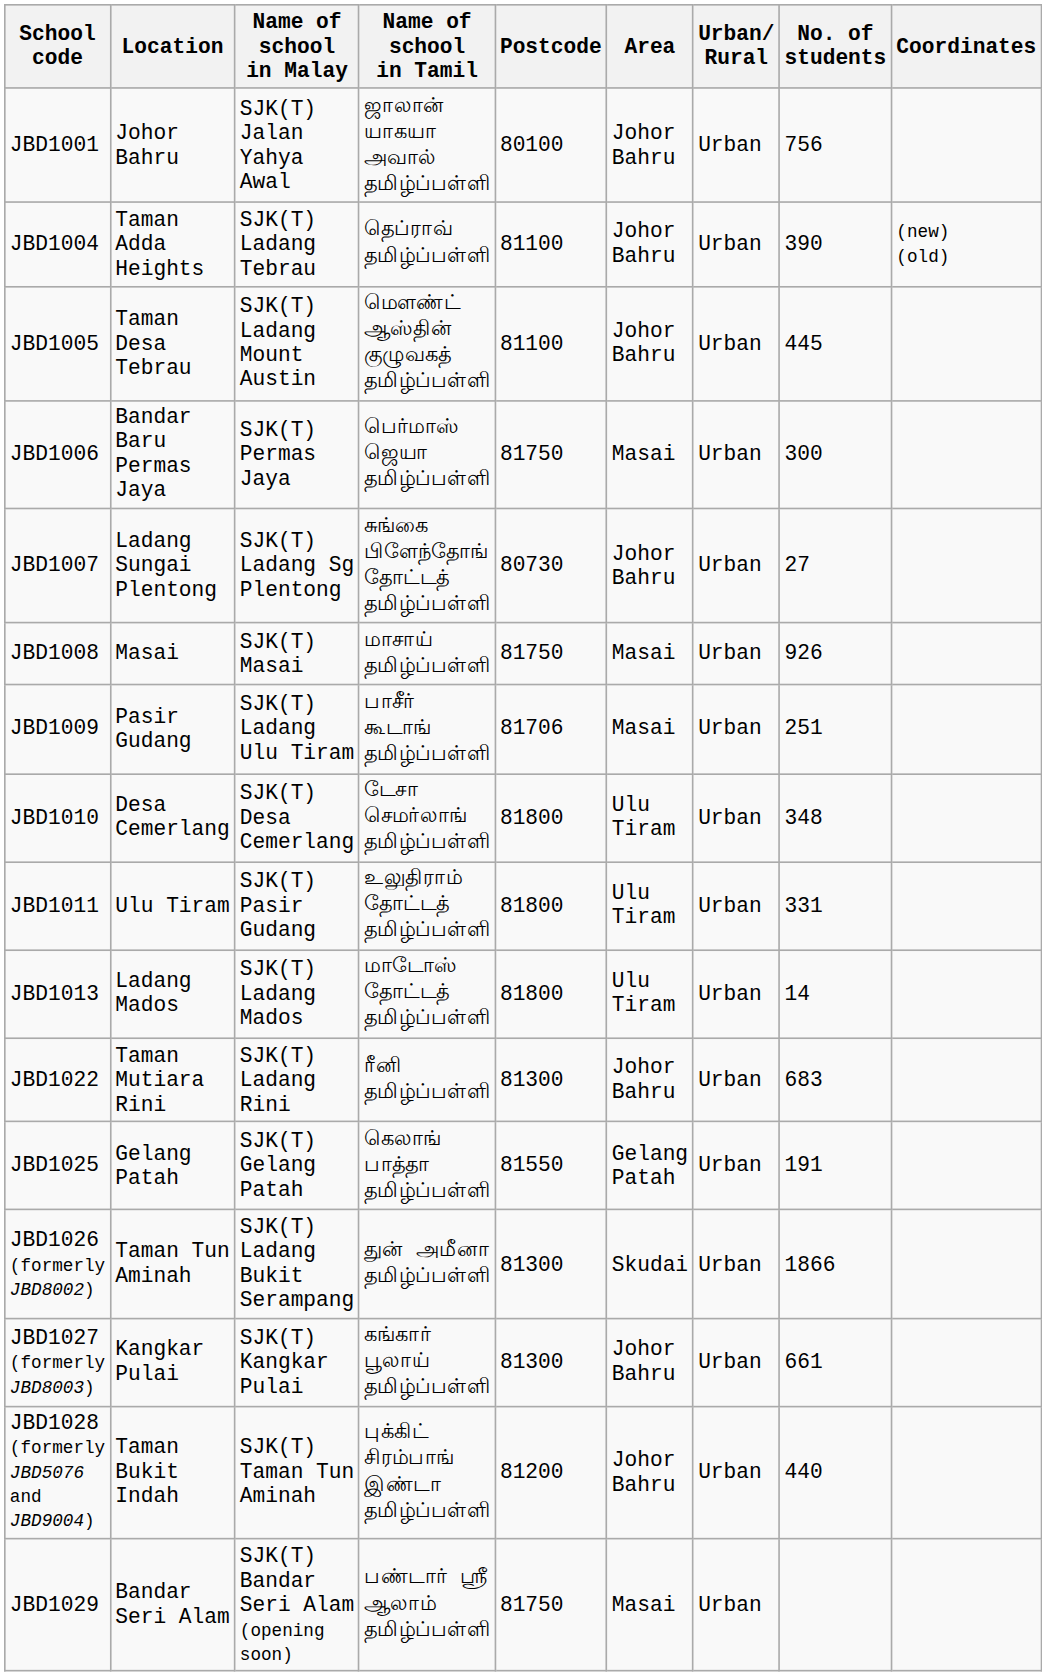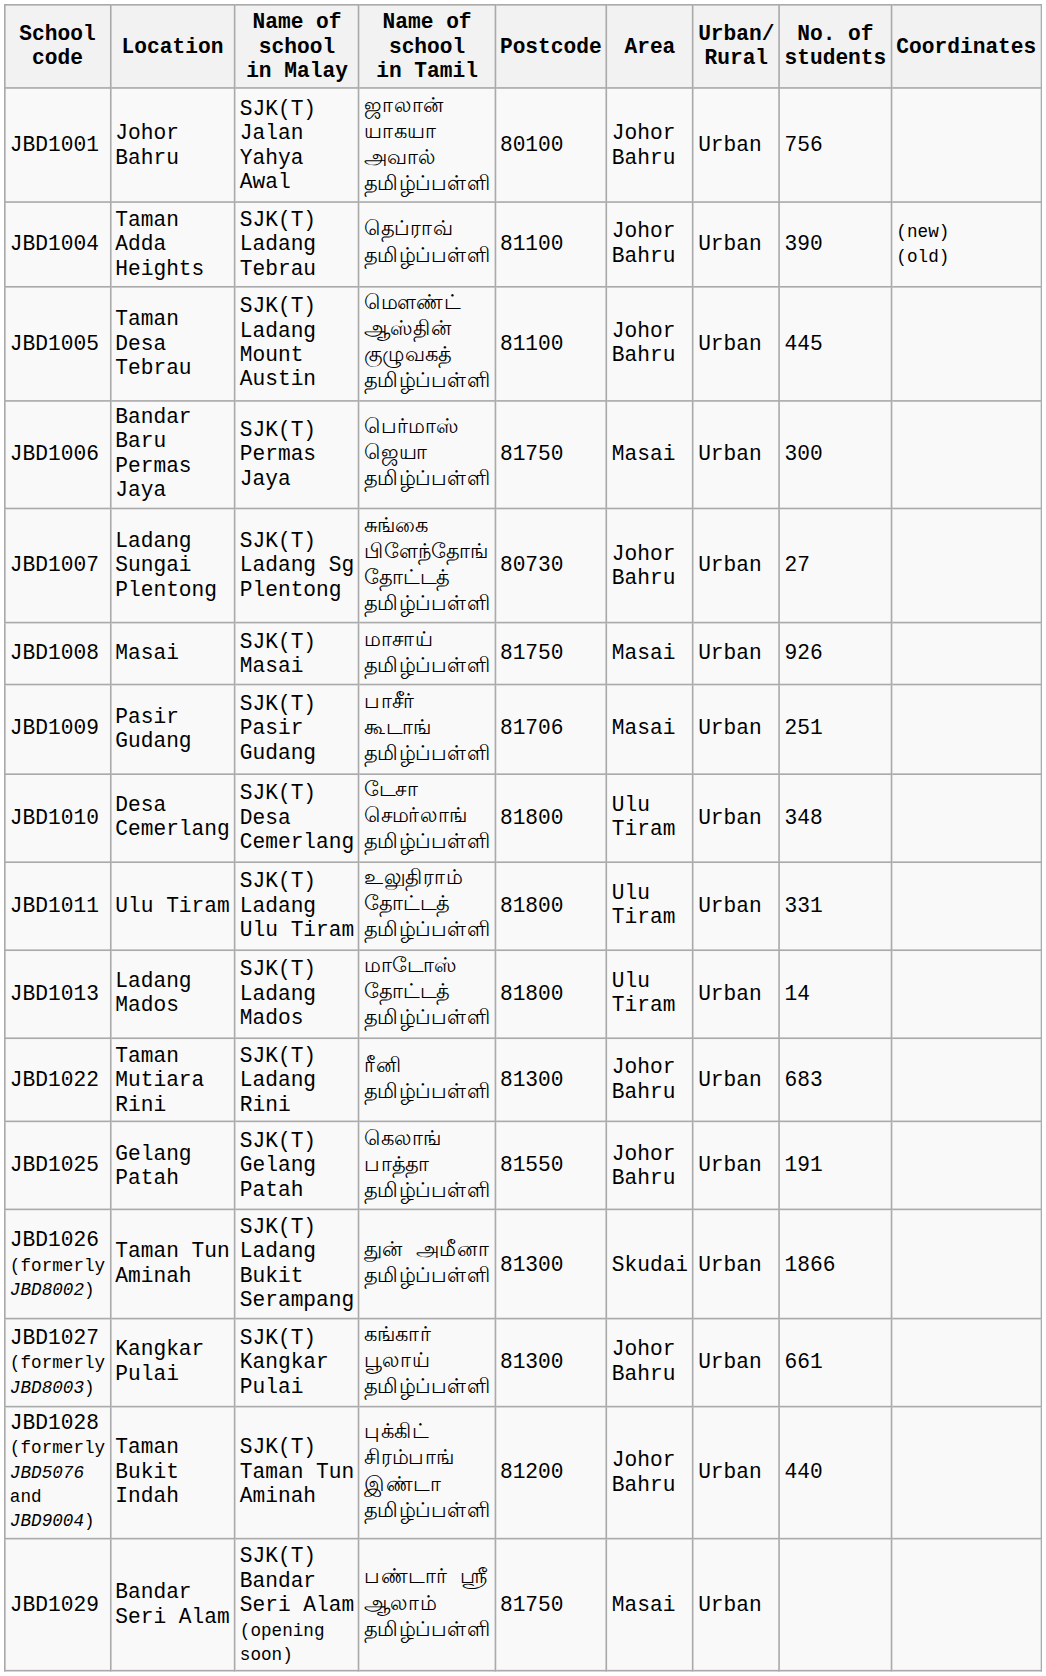(297, 729) SJK(T) Ladang Ulu Tiram -> (278, 729) SJK(T) Pasir Gudang
(278, 906) SJK(T) Pasir Gudang -> (297, 906) SJK(T) Ladang Ulu Tiram
(650, 1166) Gelang Patah -> (644, 1166) Johor Bahru
